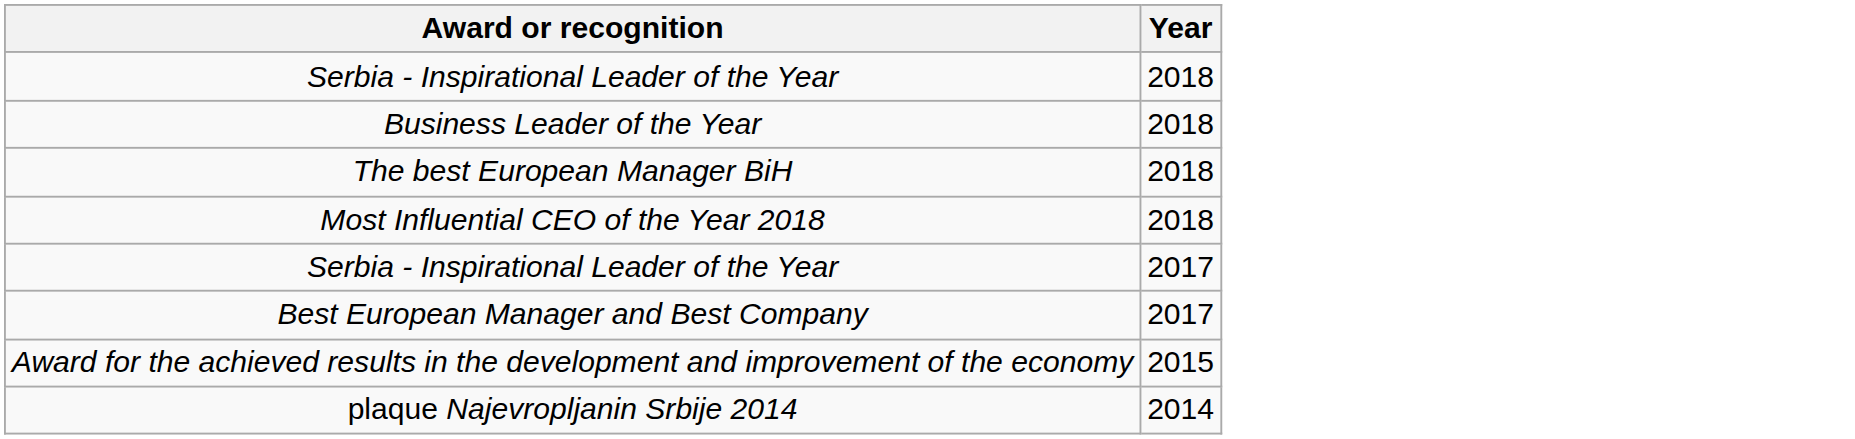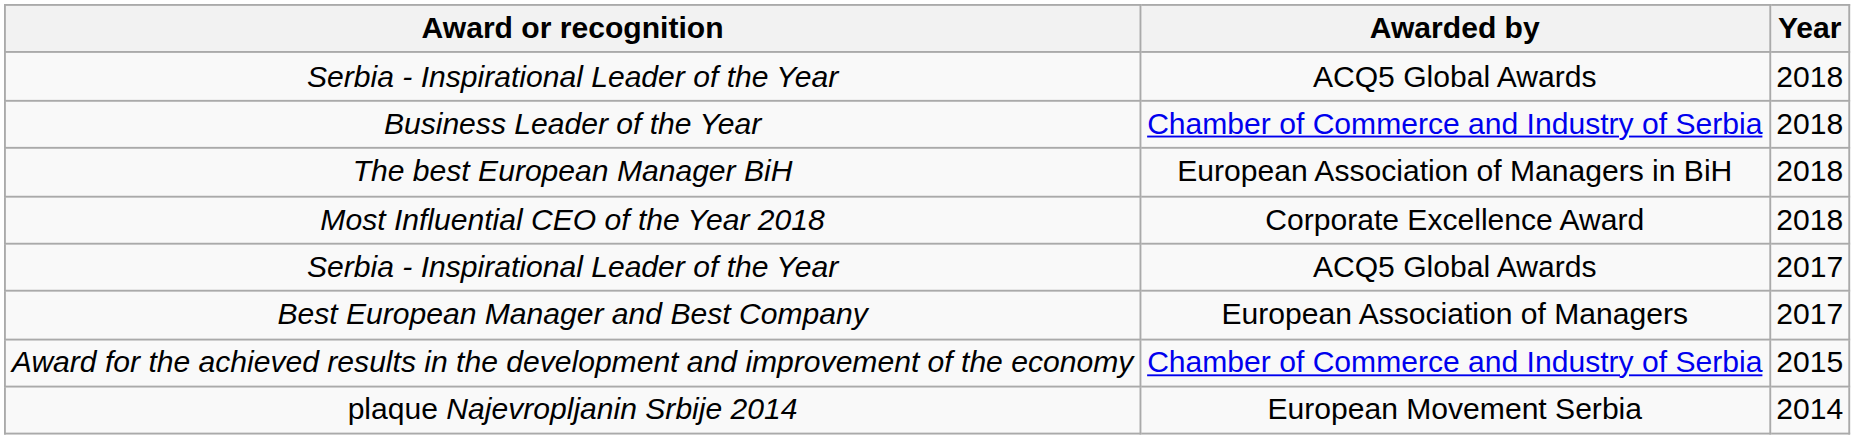+ column: (1455, 28)
